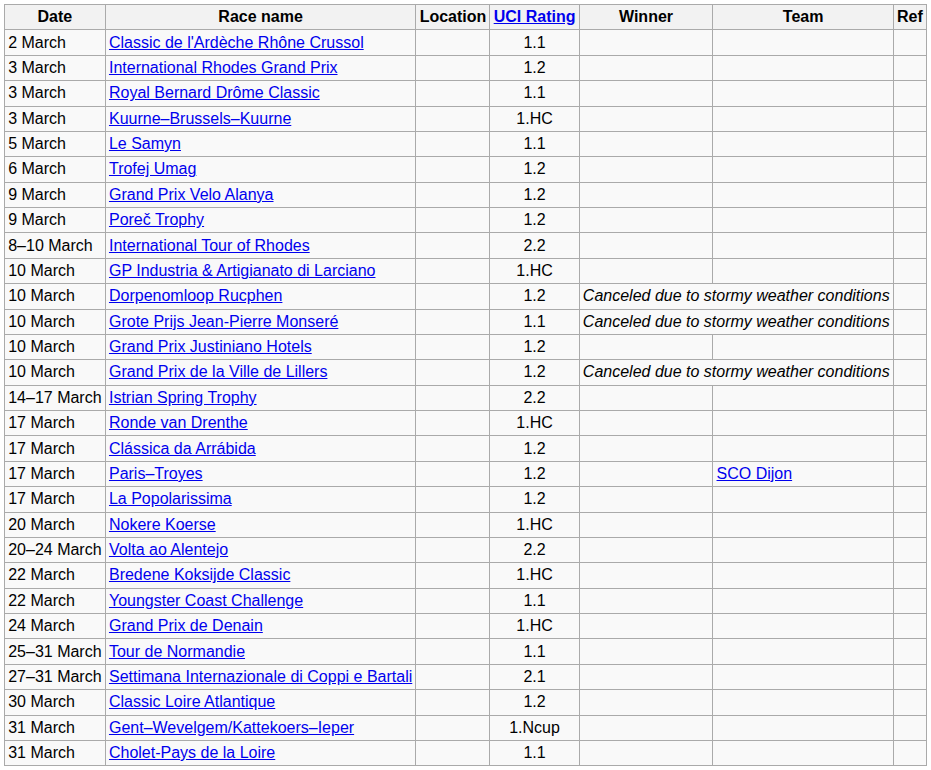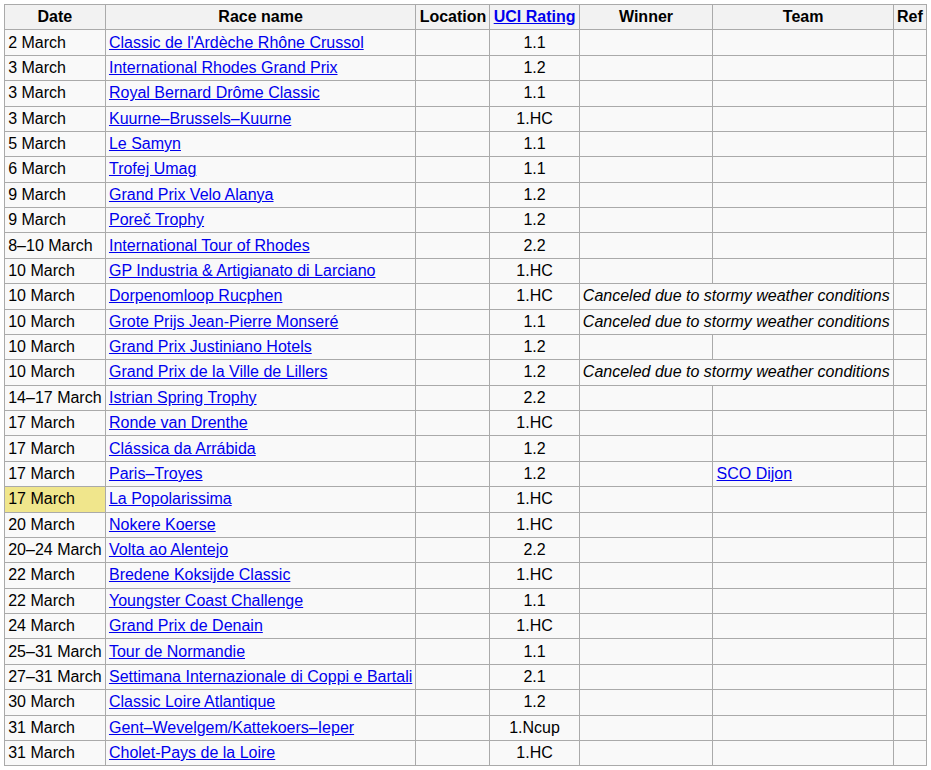(535, 169) 1.2 -> (535, 169) 1.1
(535, 296) 1.2 -> (535, 296) 1.HC
(42, 499) no background -> (42, 499) khaki background
(535, 499) 1.2 -> (535, 499) 1.HC
(535, 753) 1.1 -> (535, 753) 1.HC
